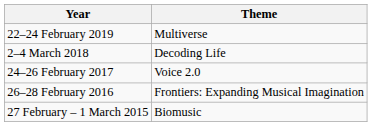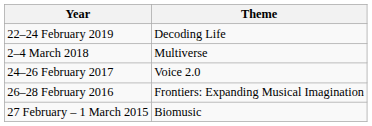(181, 33) Multiverse -> (190, 33) Decoding Life
(190, 53) Decoding Life -> (181, 53) Multiverse
